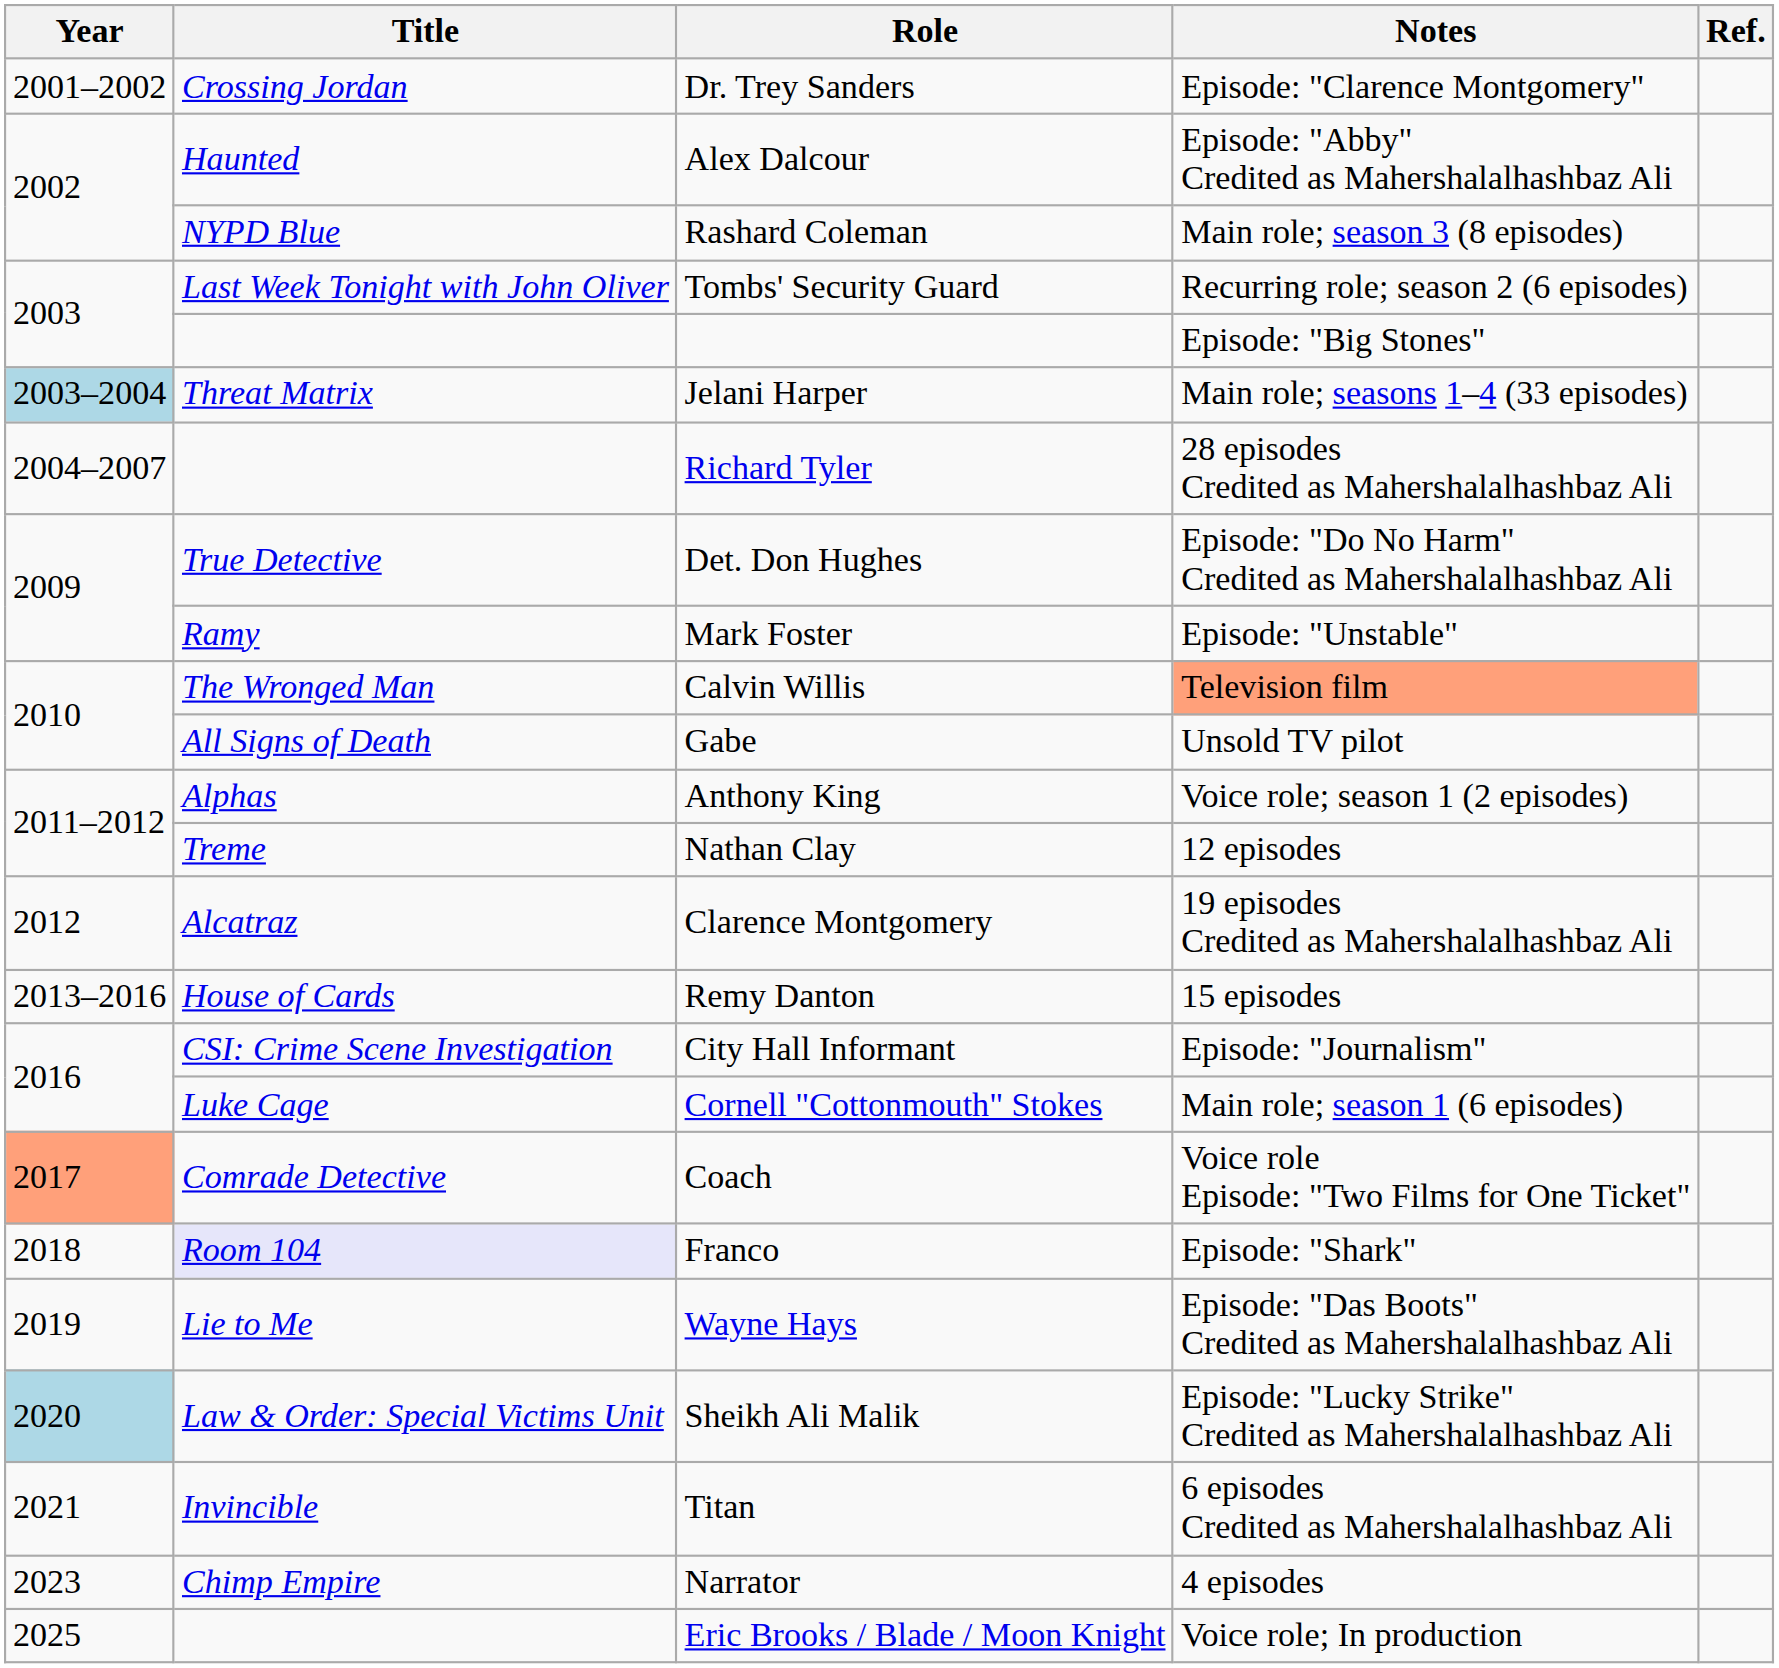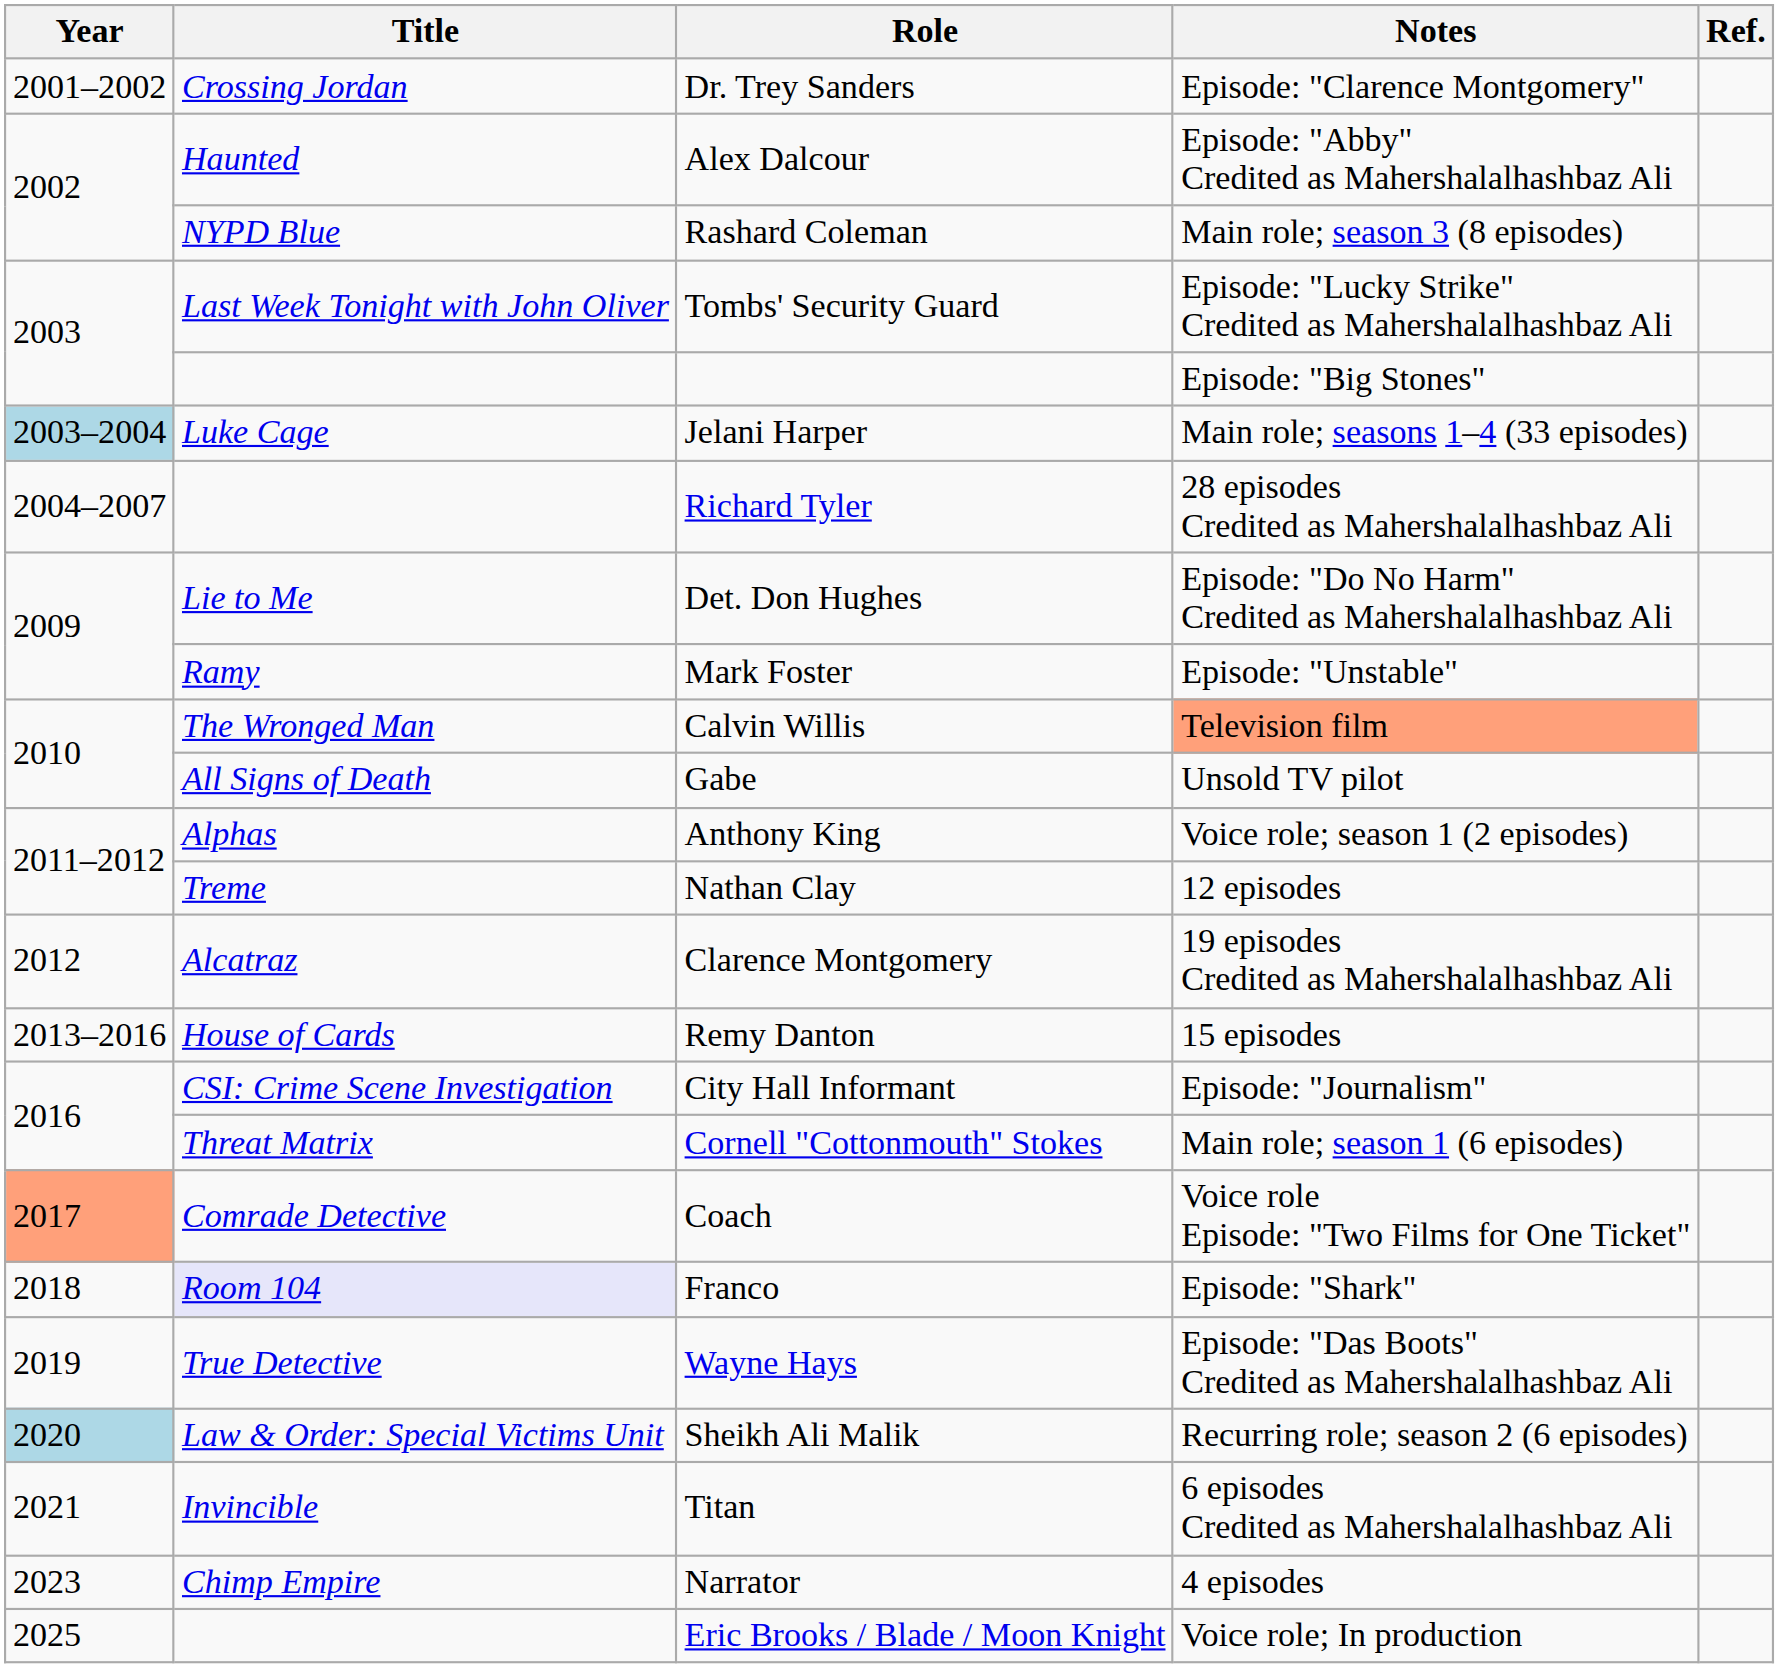(1434, 286) Recurring role; season 2 (6 episodes) -> (1427, 305) Episode: "Lucky Strike" Credited as Mahershalalhashbaz Ali
(277, 394) Threat Matrix -> (255, 432) Luke Cage
(282, 559) True Detective -> (247, 598) Lie to Me
(255, 1103) Luke Cage -> (277, 1142) Threat Matrix
(247, 1323) Lie to Me -> (282, 1361) True Detective
(1427, 1415) Episode: "Lucky Strike" Credited as Mahershalalhashbaz Ali -> (1434, 1434) Recurring role; season 2 (6 episodes)
